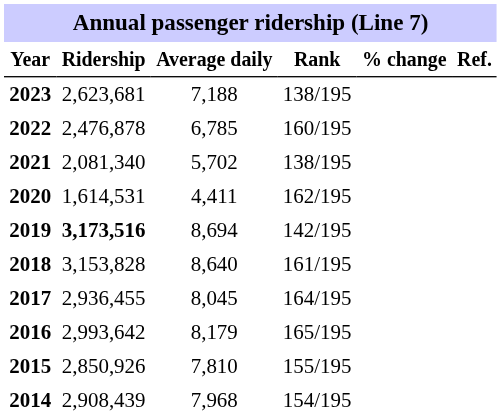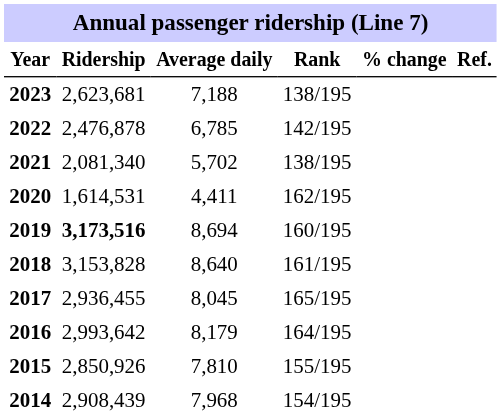(317, 128) 160/195 -> (317, 128) 142/195
(317, 230) 142/195 -> (317, 230) 160/195
(317, 298) 164/195 -> (317, 298) 165/195
(317, 332) 165/195 -> (317, 332) 164/195
